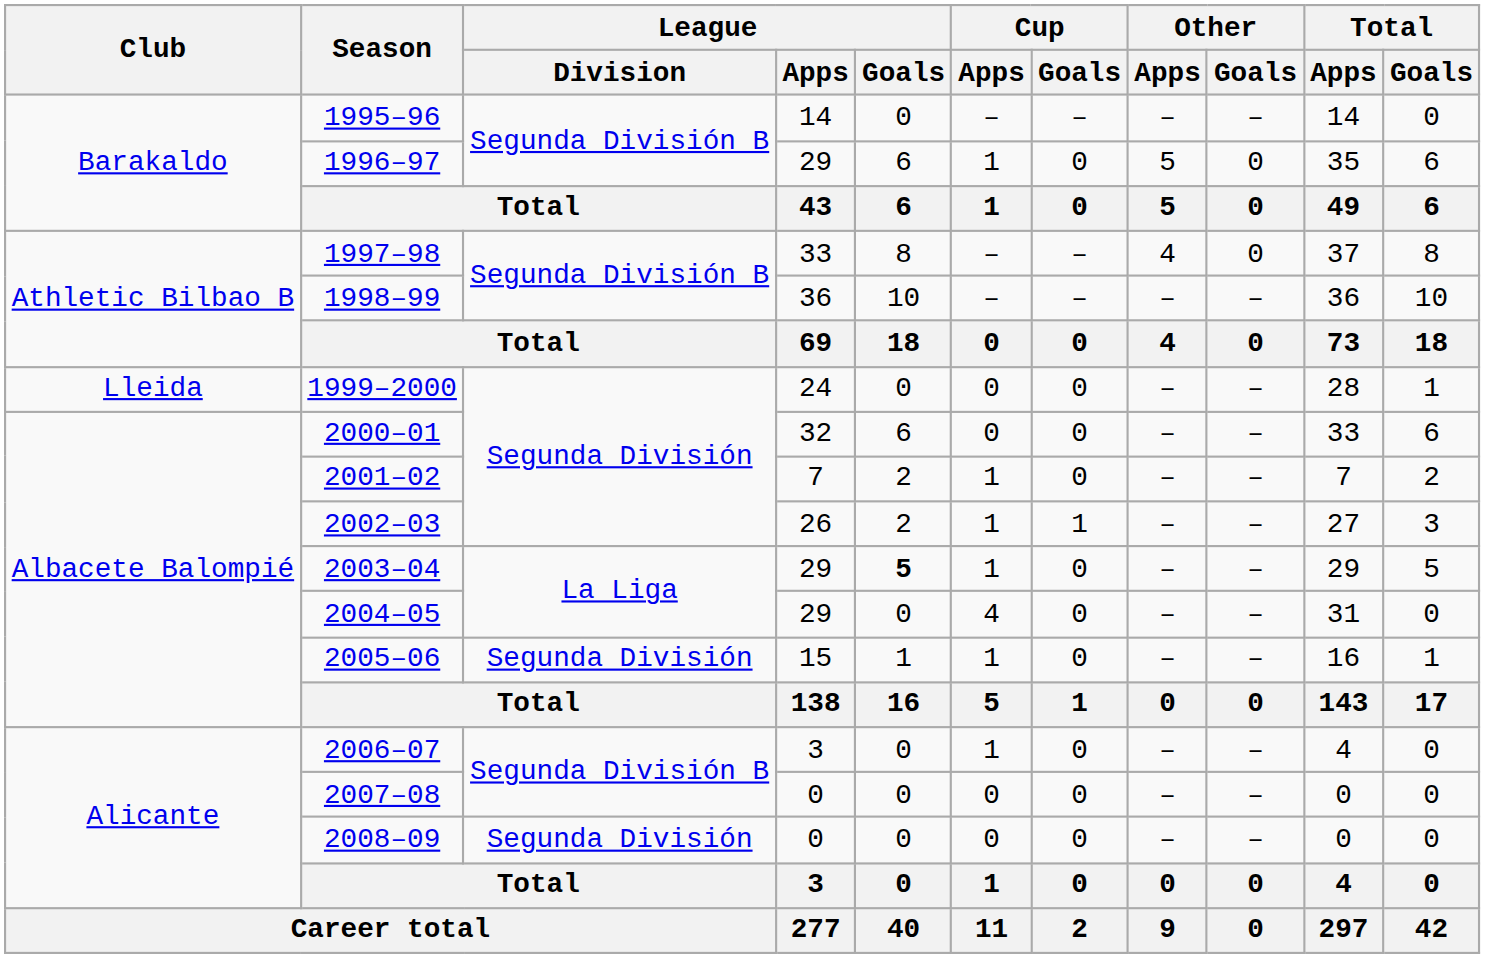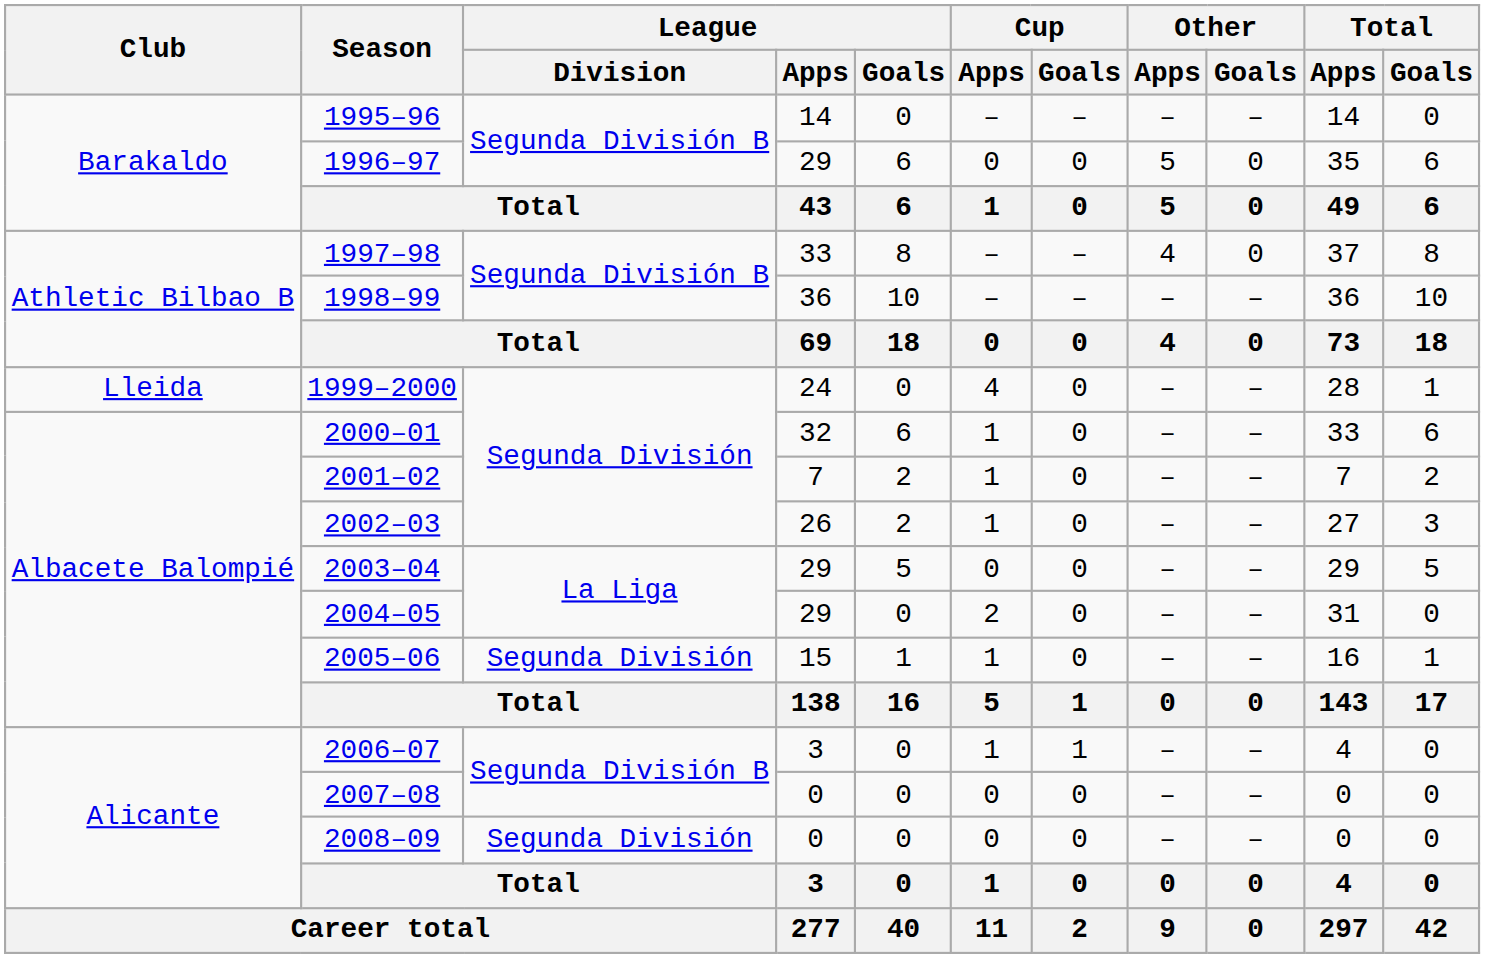(992, 163) 1 -> (992, 163) 0
(992, 389) 0 -> (992, 389) 4
(992, 434) 0 -> (992, 434) 1
(1080, 524) 1 -> (1080, 524) 0
(904, 569) bold -> (904, 569) normal
(992, 569) 1 -> (992, 569) 0
(992, 614) 4 -> (992, 614) 2
(1080, 750) 0 -> (1080, 750) 1
